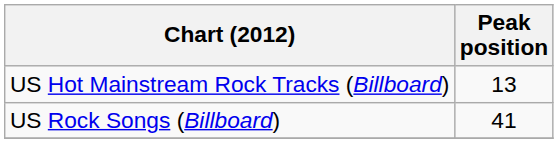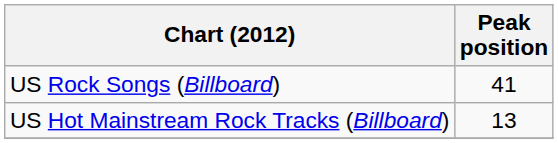rows swapped: (145, 120) <-> (230, 84)
